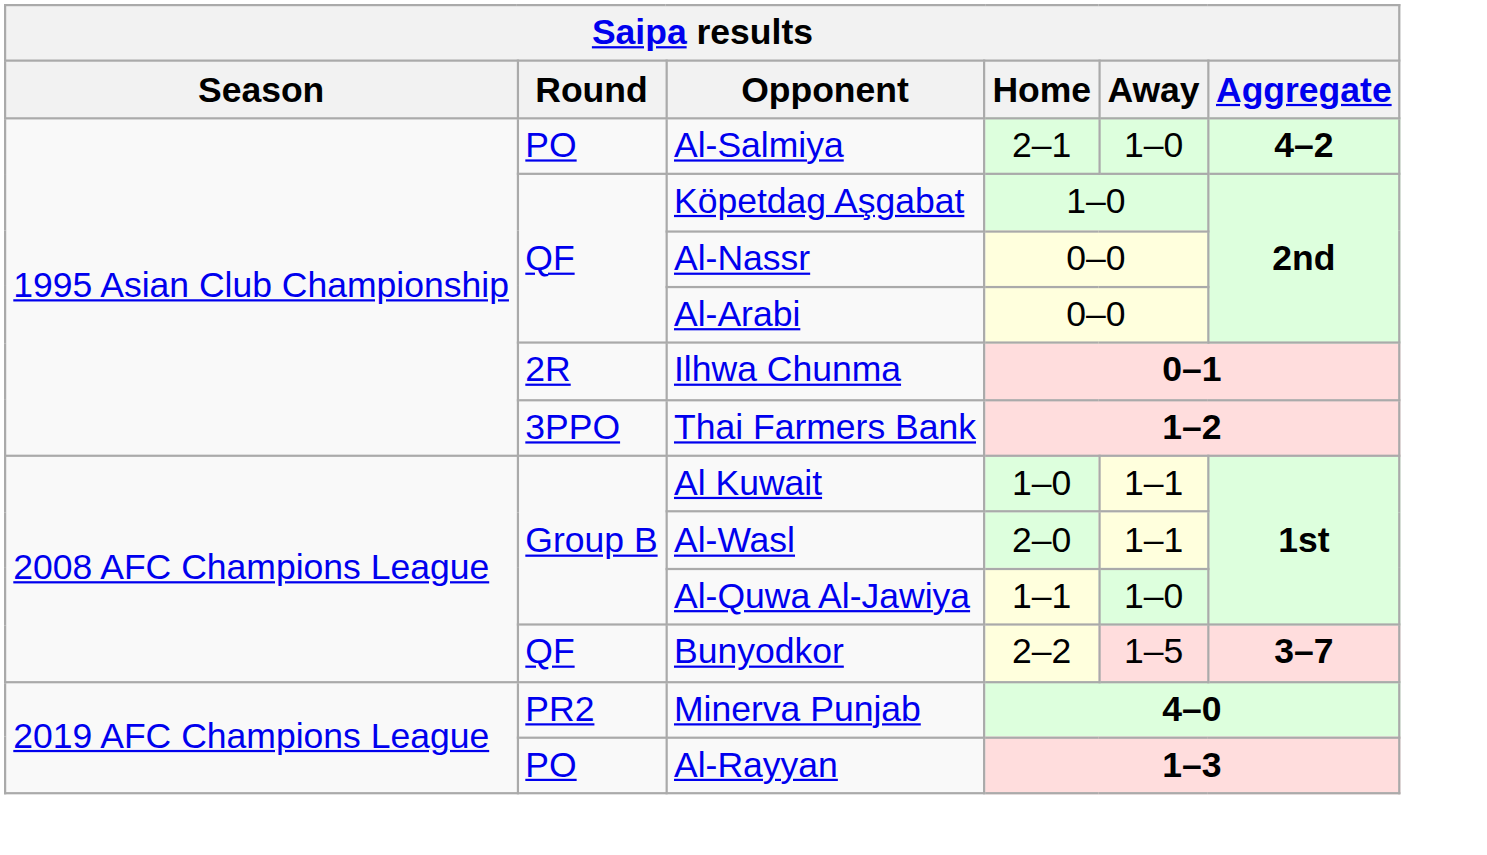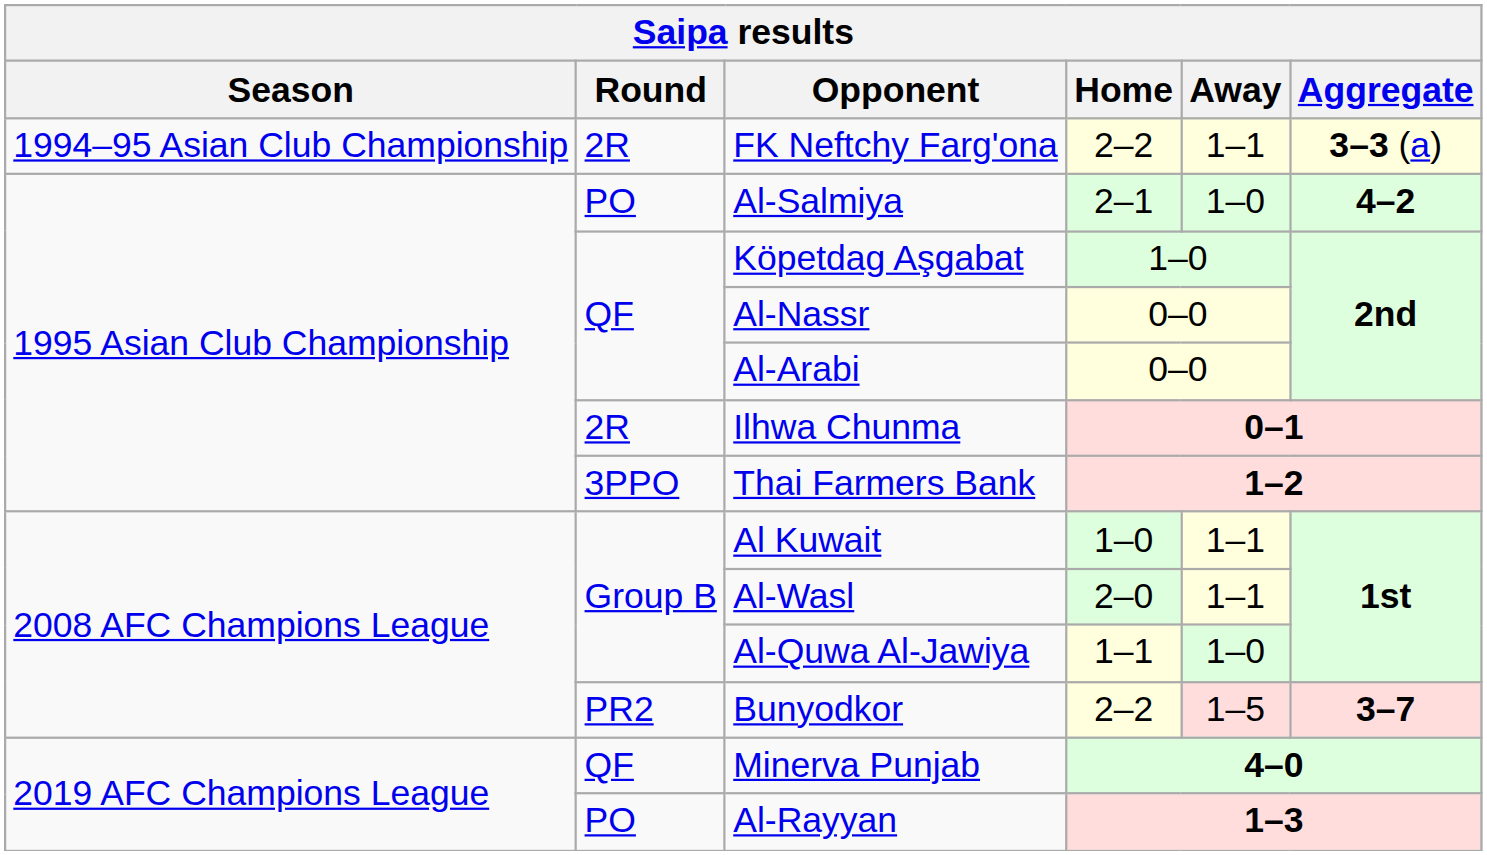+ row: (896, 145)
(550, 652) QF -> (619, 708) PR2
(560, 708) PR2 -> (609, 764) QF
